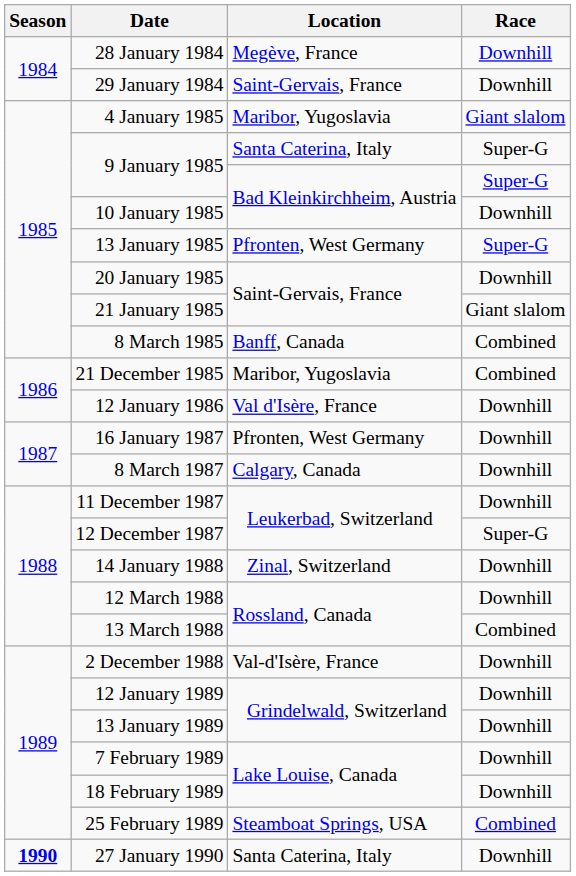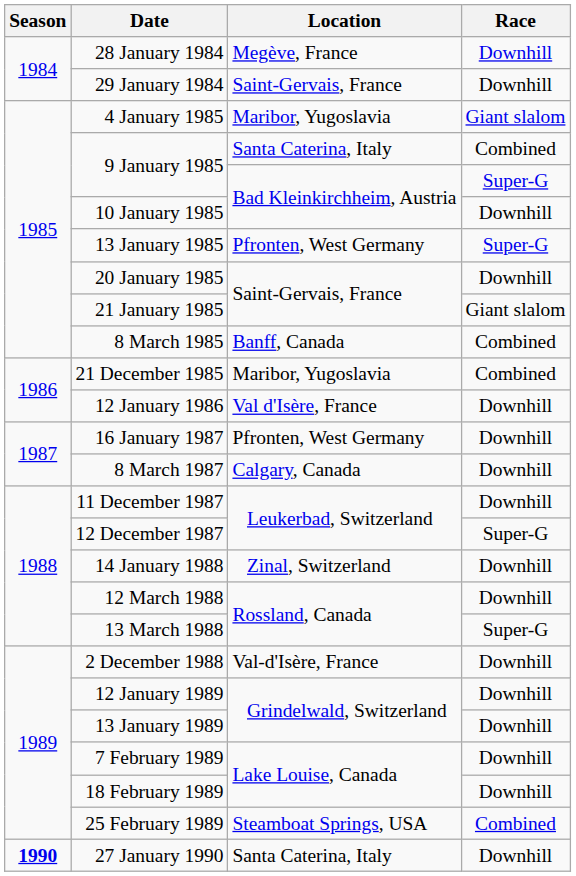(515, 149) Super-G -> (515, 149) Combined
(515, 630) Combined -> (515, 630) Super-G
